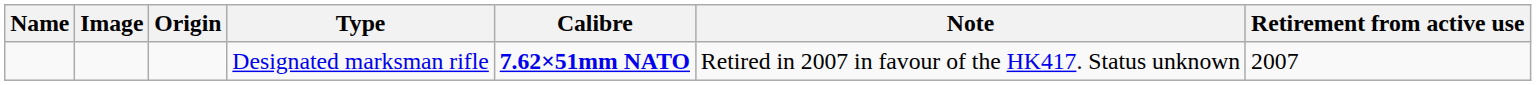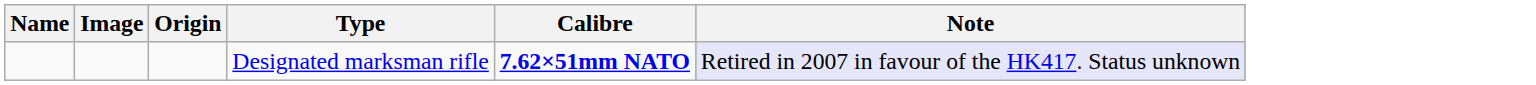- column: (1388, 23)
(971, 60) no background -> (971, 60) lavender background
